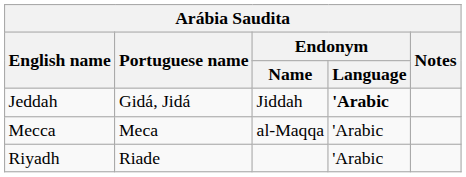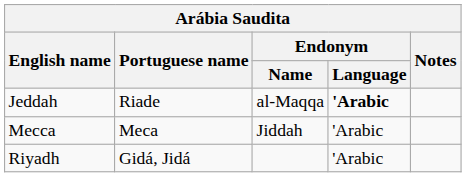(155, 102) Gidá, Jidá -> (139, 102) Riade
(280, 102) Jiddah -> (290, 102) al-Maqqa
(290, 130) al-Maqqa -> (280, 130) Jiddah
(139, 158) Riade -> (155, 158) Gidá, Jidá
